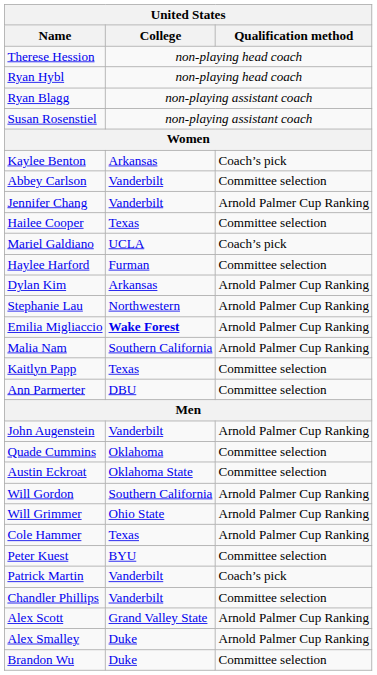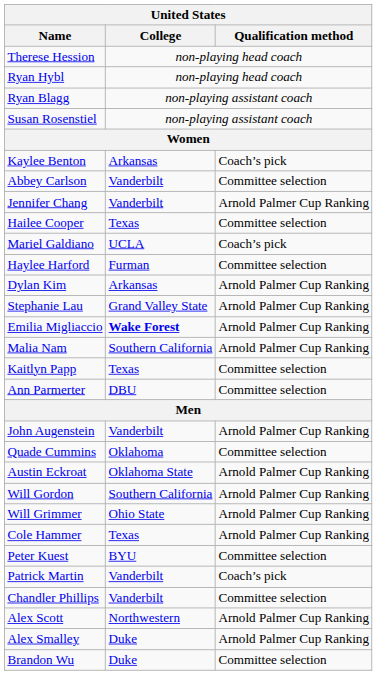(144, 306) Northwestern -> (158, 306) Grand Valley State
(273, 472) Committee selection -> (294, 472) Arnold Palmer Cup Ranking
(158, 618) Grand Valley State -> (144, 618) Northwestern
